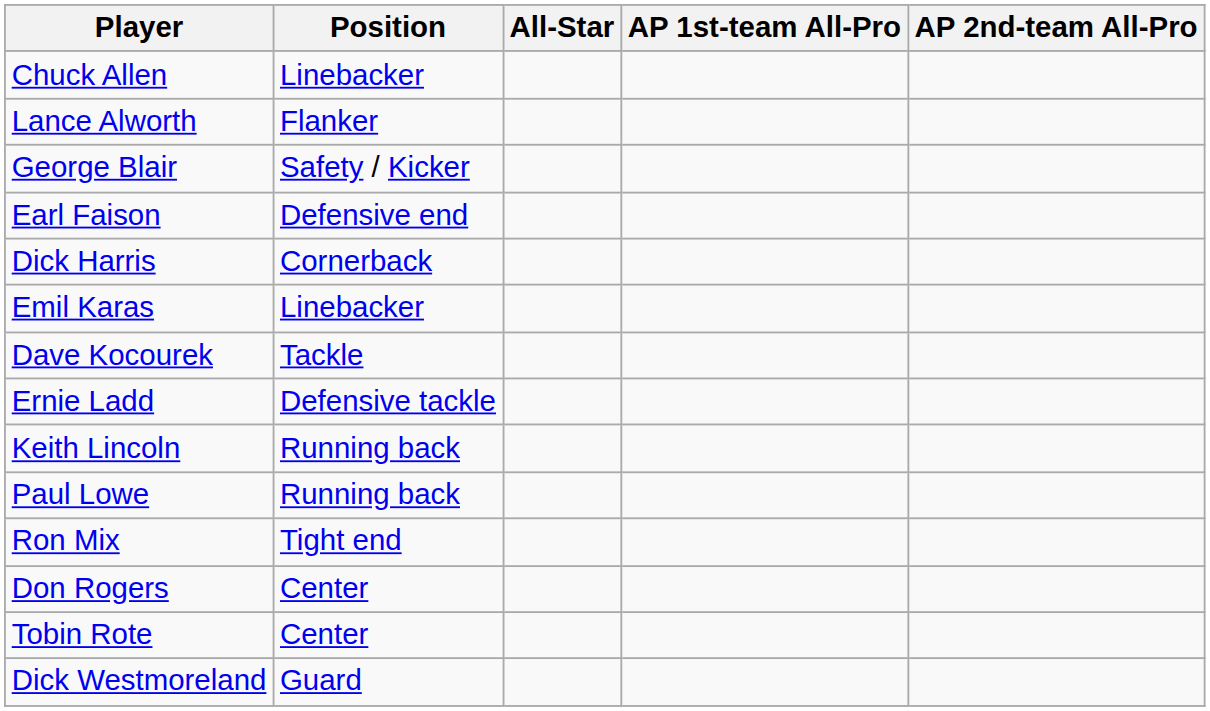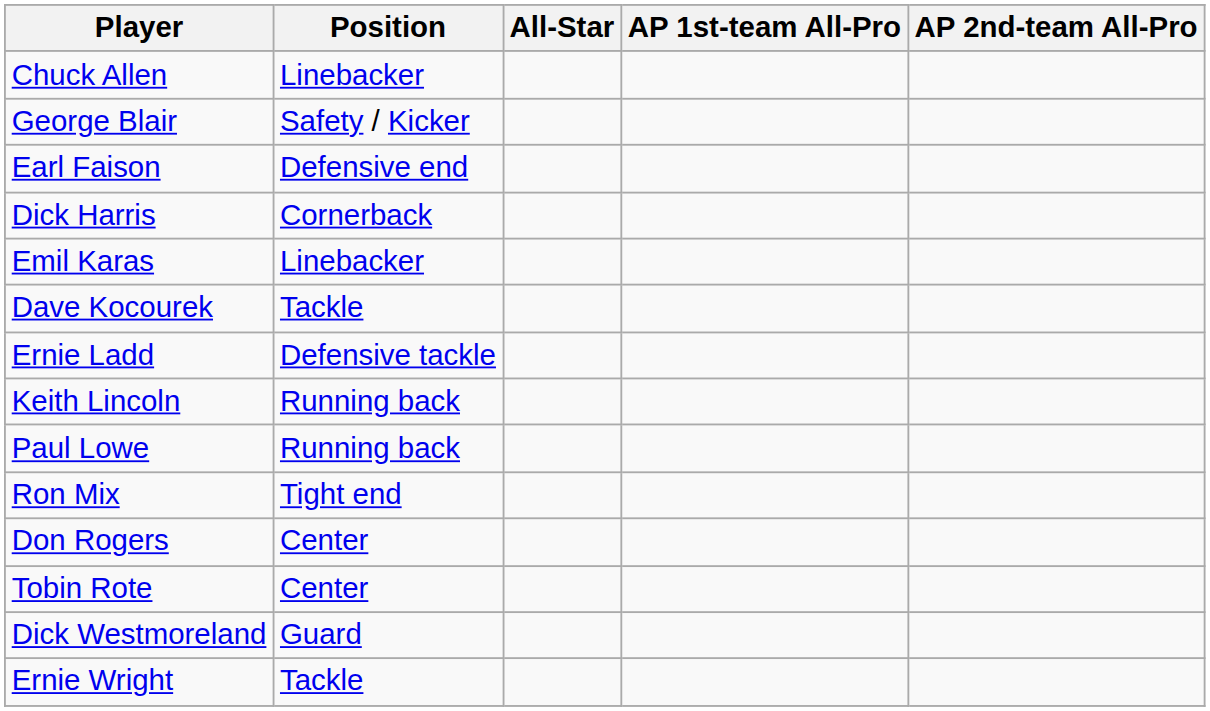- row: (104, 121)
+ row: (92, 681)
